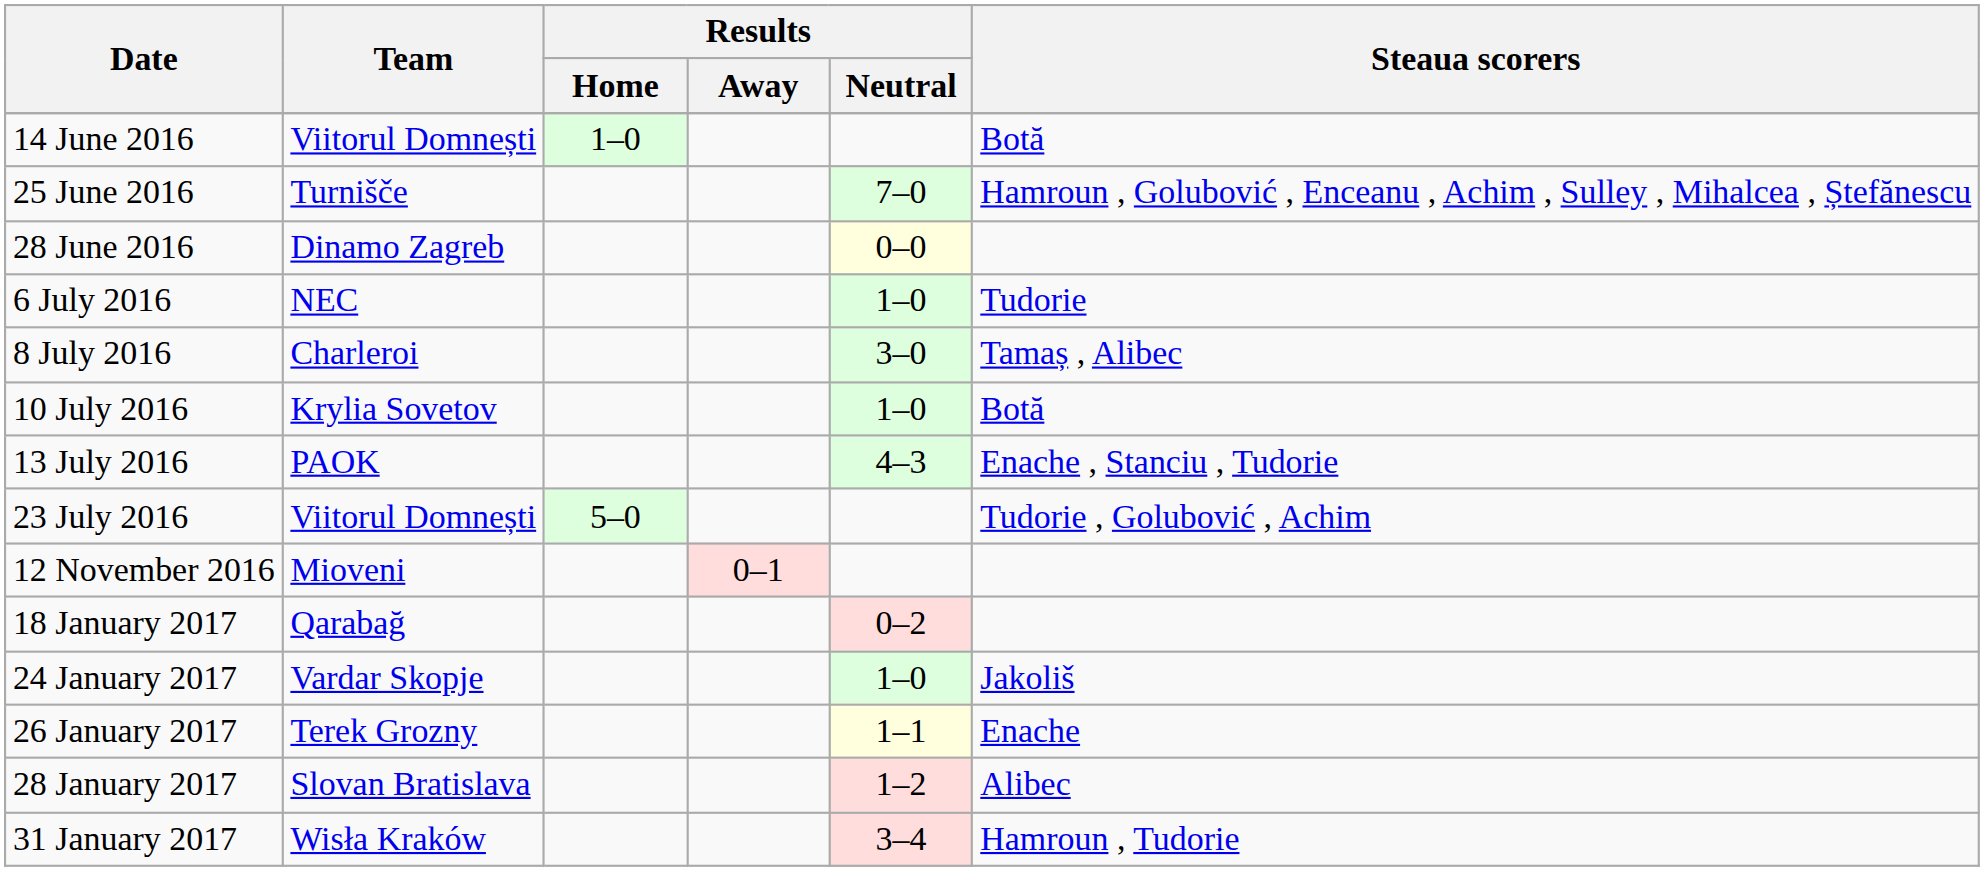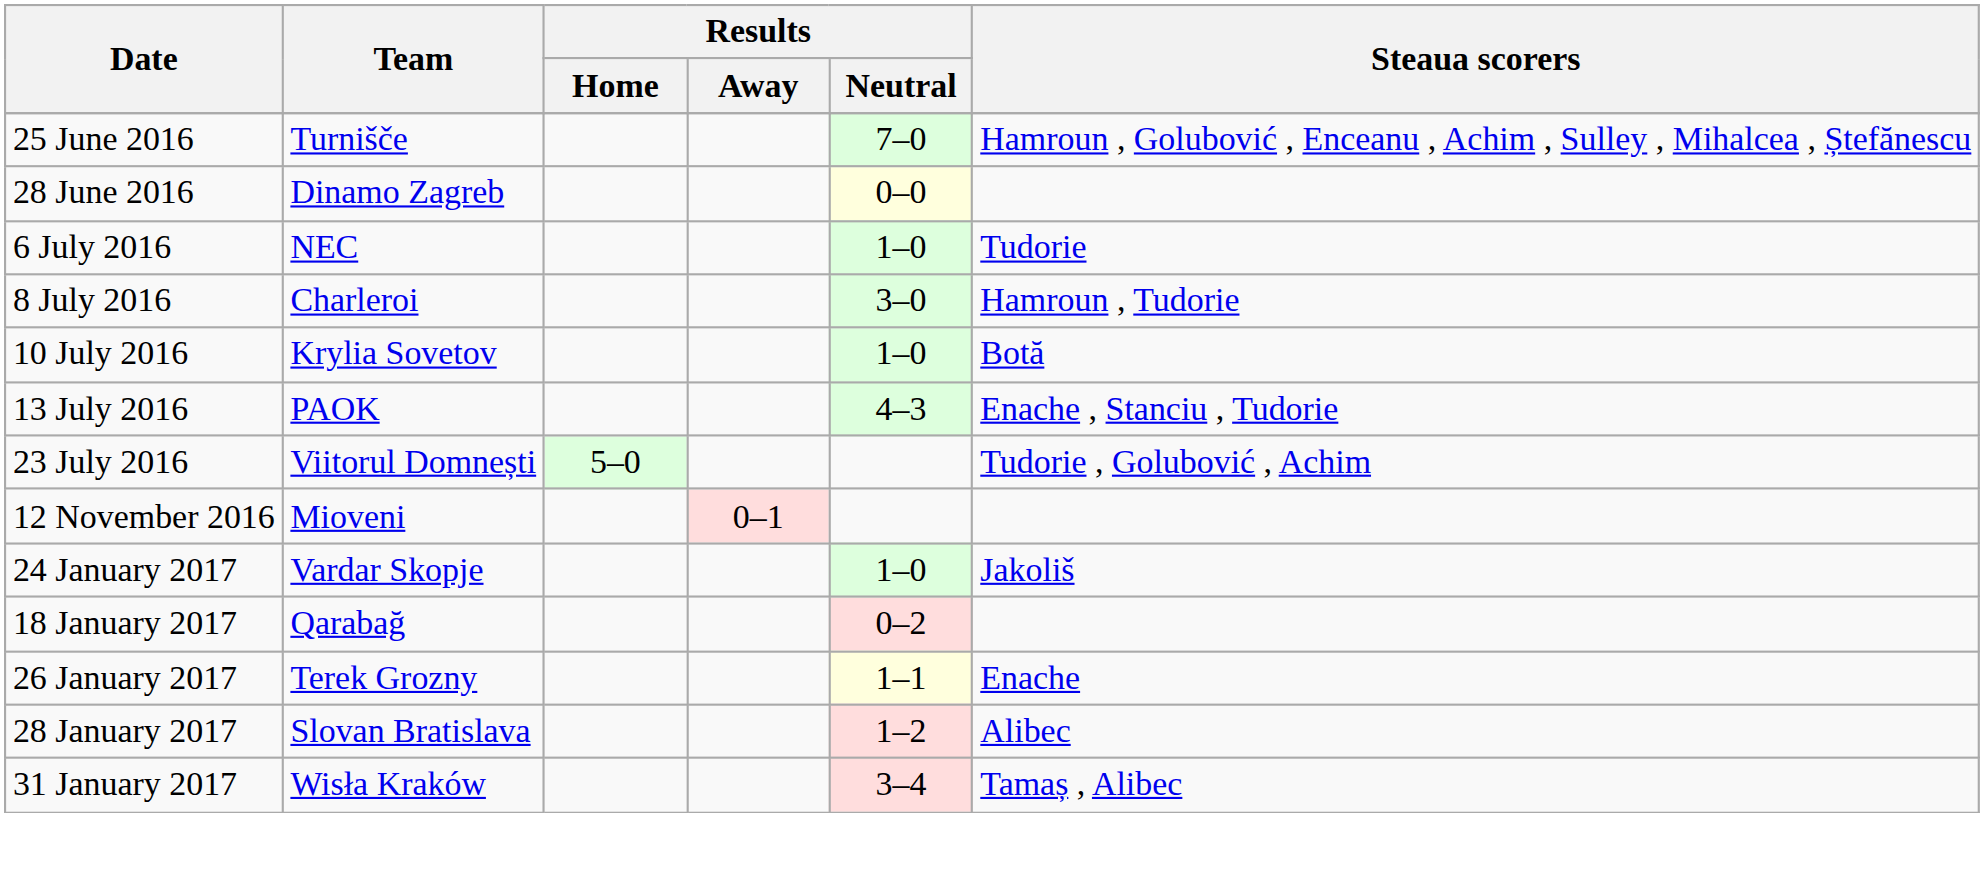- row: (103, 138)
(1081, 354) Tamaș , Alibec -> (1110, 300) Hamroun , Tudorie
rows swapped: (125, 623) <-> (125, 676)
(1110, 838) Hamroun , Tudorie -> (1081, 784) Tamaș , Alibec
